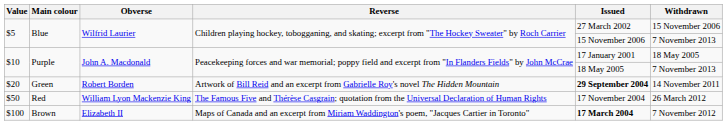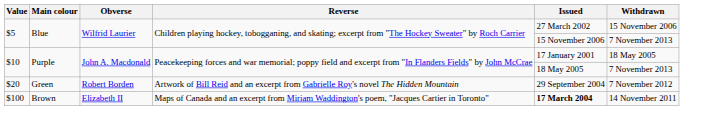(613, 84) bold -> (571, 84) normal
(686, 84) 14 November 2011 -> (641, 84) 7 November 2012
- row: (13, 99)
(684, 113) 7 November 2012 -> (643, 99) 14 November 2011
